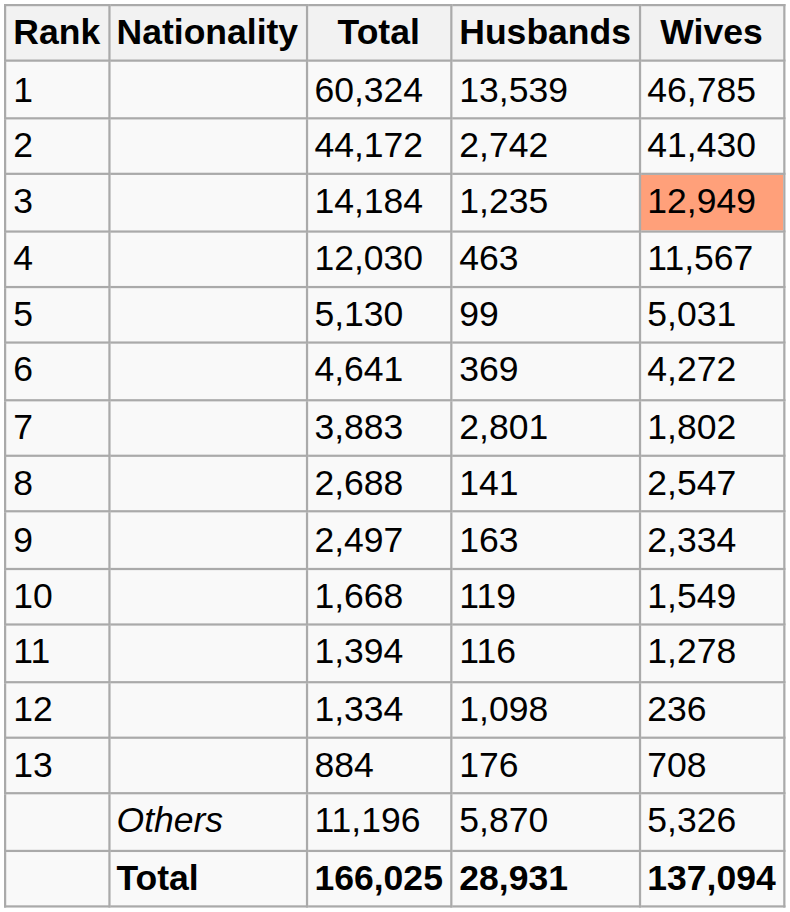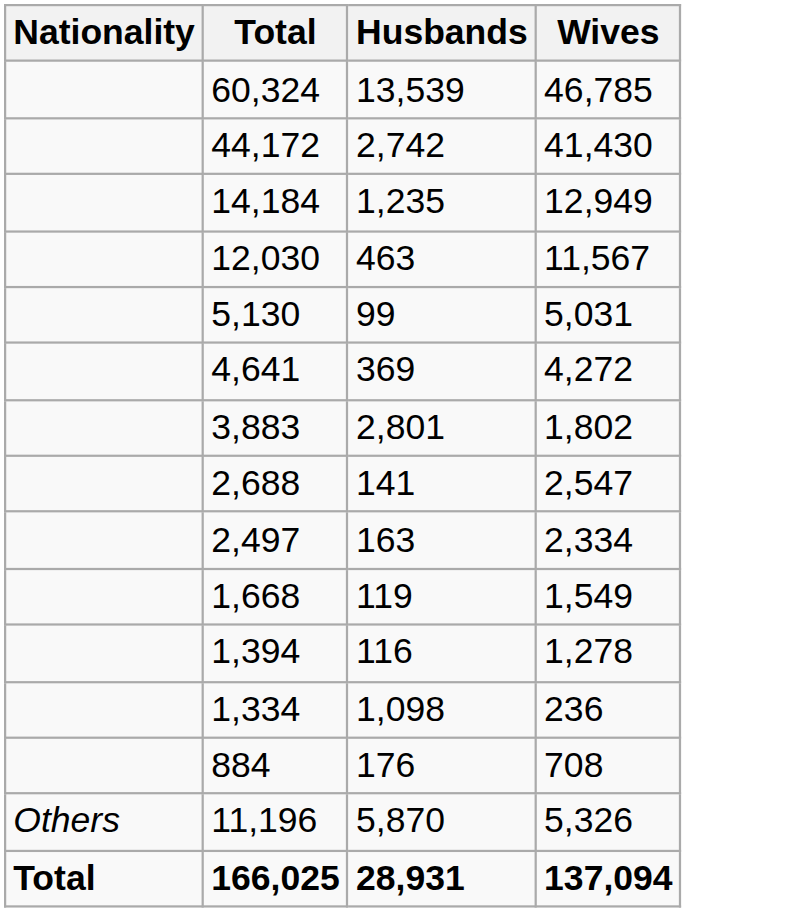- column: (57, 32)
(702, 201) lightsalmon background -> (598, 201) no background
